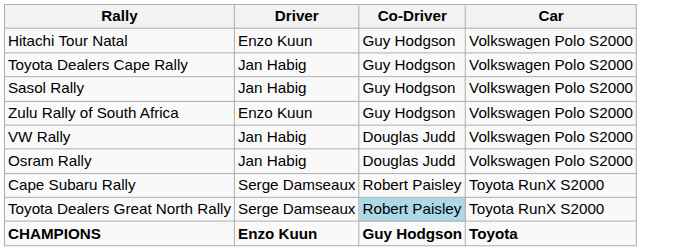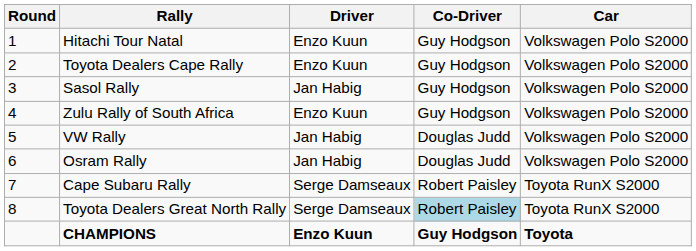+ column: (32, 16)
(272, 64) Jan Habig -> (330, 64) Enzo Kuun
